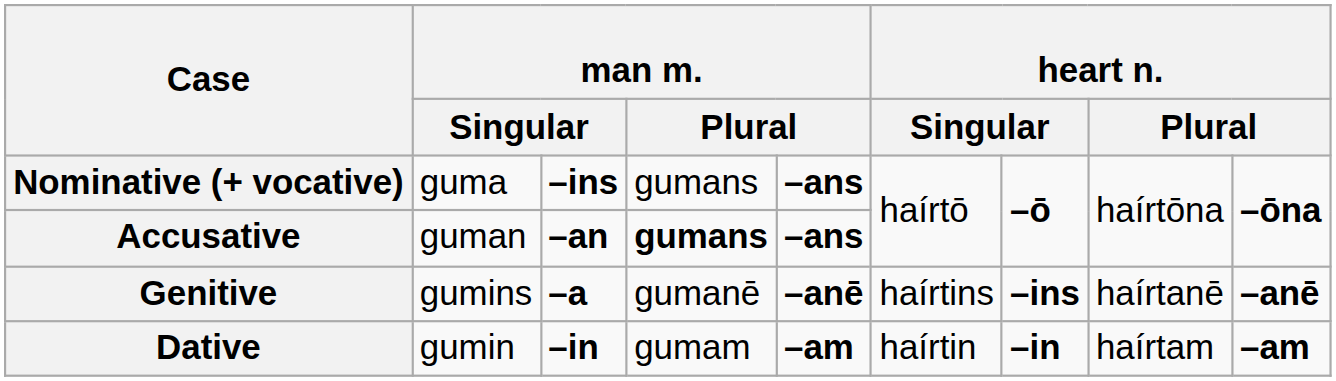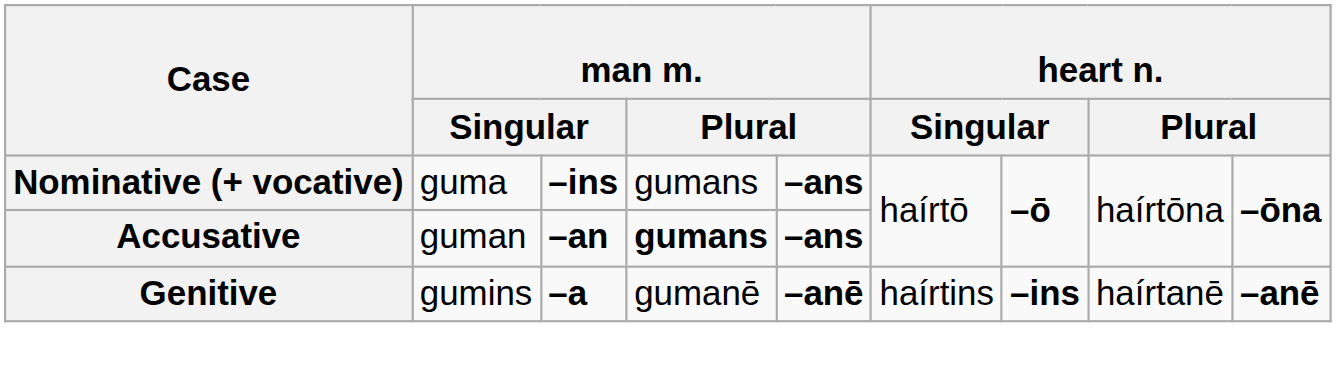- row: (208, 347)
